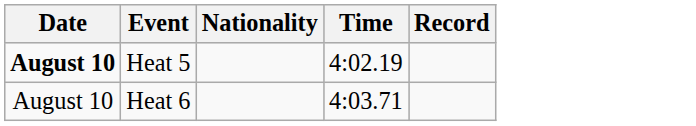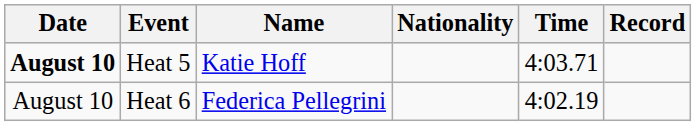+ column: (294, 23)
(366, 62) 4:02.19 -> (561, 62) 4:03.71
(366, 100) 4:03.71 -> (561, 100) 4:02.19
